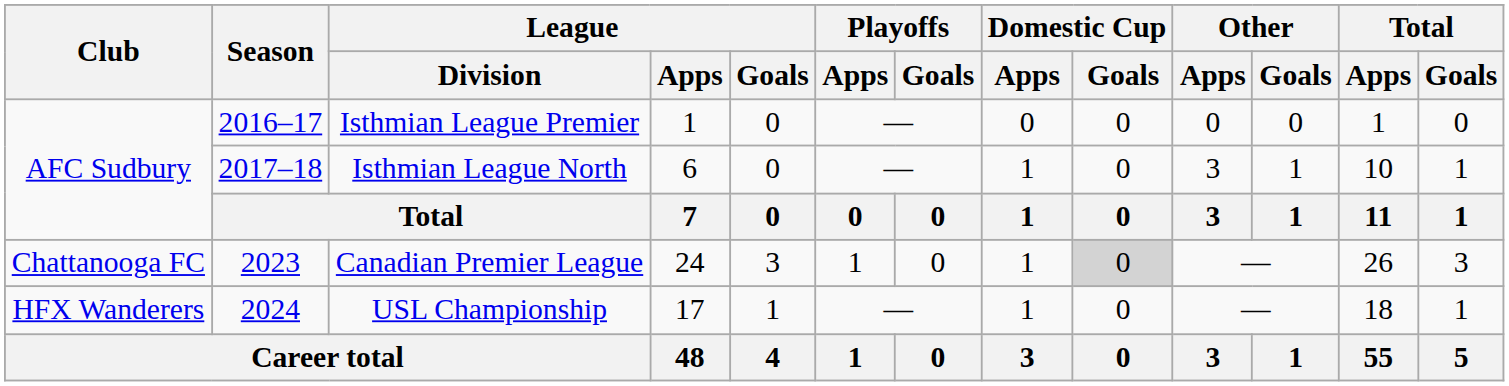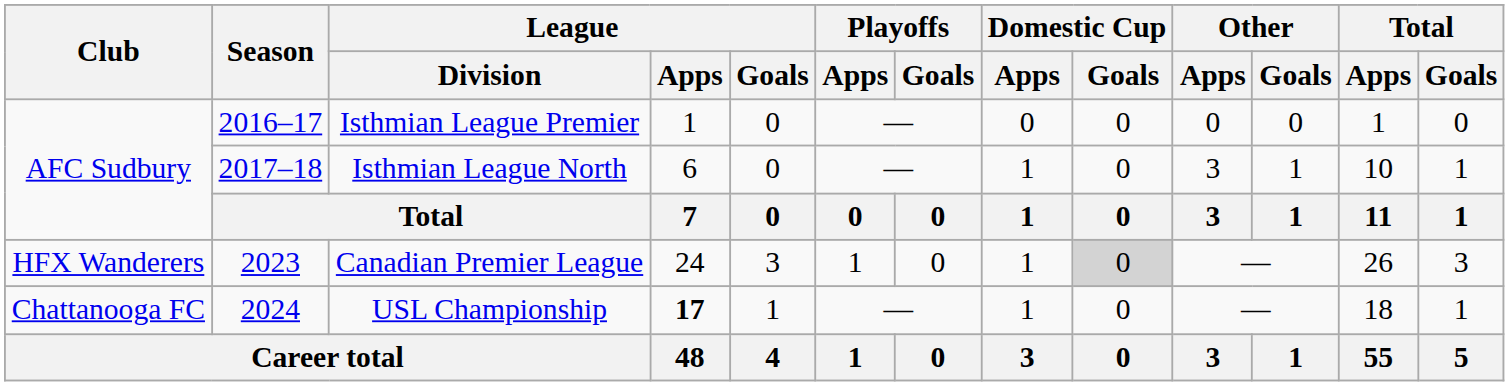(108, 262) Chattanooga FC -> (108, 262) HFX Wanderers
(108, 309) HFX Wanderers -> (108, 309) Chattanooga FC
(690, 309) normal -> (690, 309) bold
